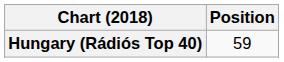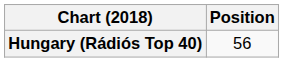(242, 43) 59 -> (242, 43) 56
